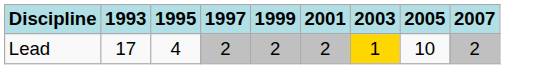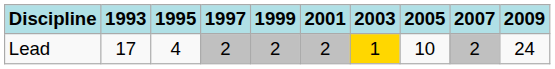+ column: (524, 19)
